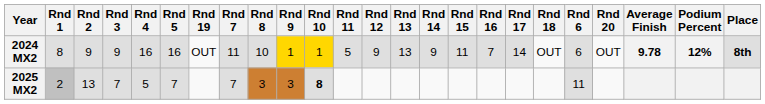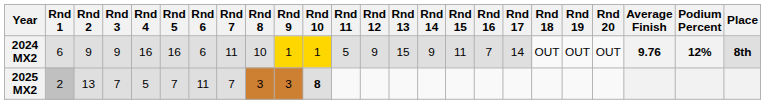columns swapped: (579, 20) <-> (204, 20)
(60, 52) 8 -> (60, 52) 6
(405, 52) 13 -> (403, 52) 15
(649, 52) 9.78 -> (649, 52) 9.76
